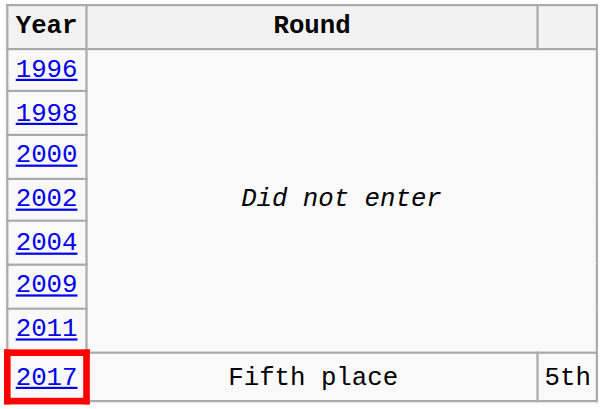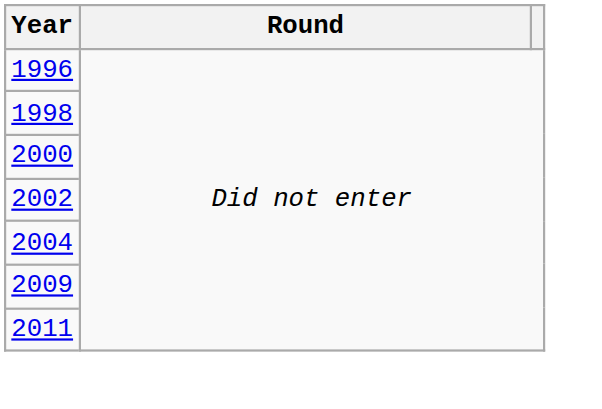- row: (47, 377)
